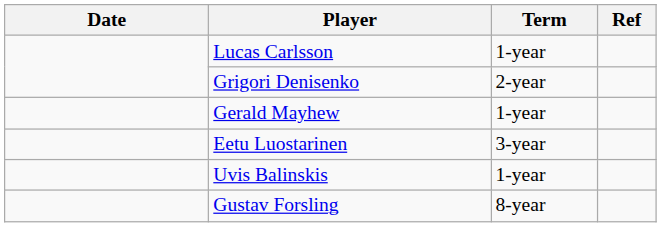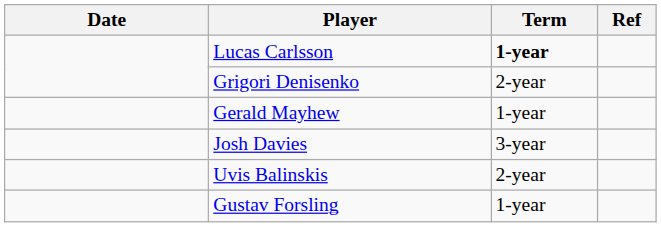(521, 50) normal -> (522, 50) bold
- row: (280, 143)
+ row: (260, 143)
(521, 174) 1-year -> (521, 174) 2-year
(521, 205) 8-year -> (521, 205) 1-year
